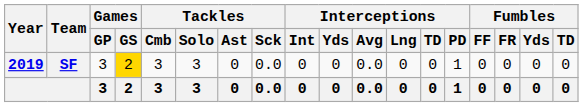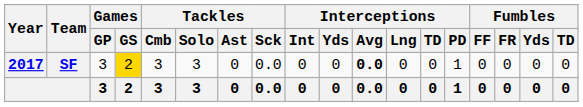(26, 65) 2019 -> (26, 65) 2017
(370, 65) normal -> (370, 65) bold
